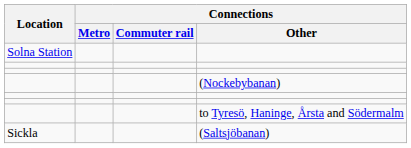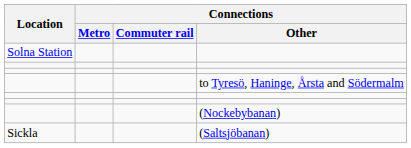rows swapped: (40, 83) <-> (40, 114)
